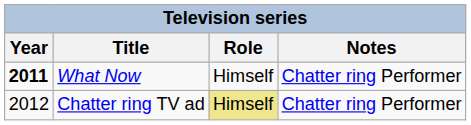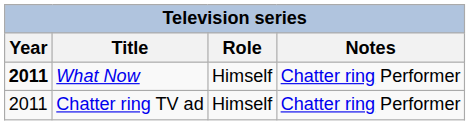(29, 104) 2012 -> (28, 104) 2011
(243, 104) khaki background -> (242, 104) no background
